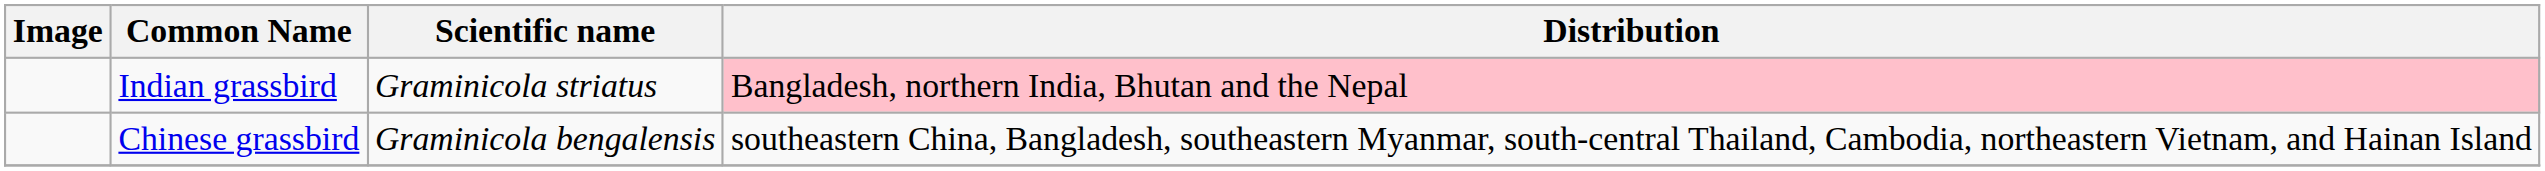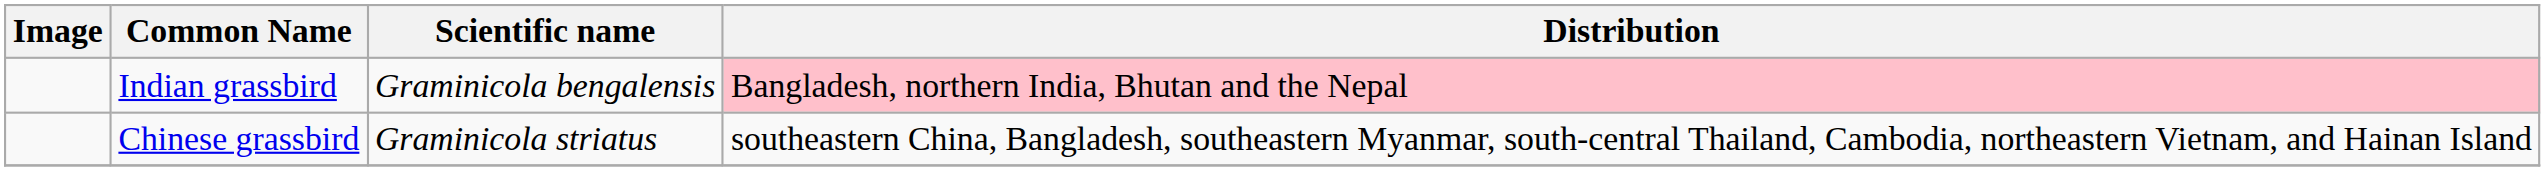(516, 84) Graminicola striatus -> (545, 84) Graminicola bengalensis
(545, 138) Graminicola bengalensis -> (516, 138) Graminicola striatus
